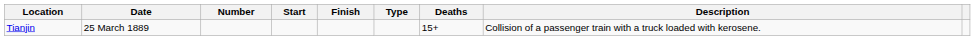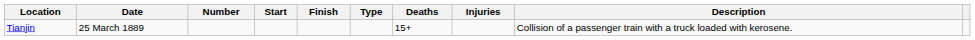+ column: (483, 12)
